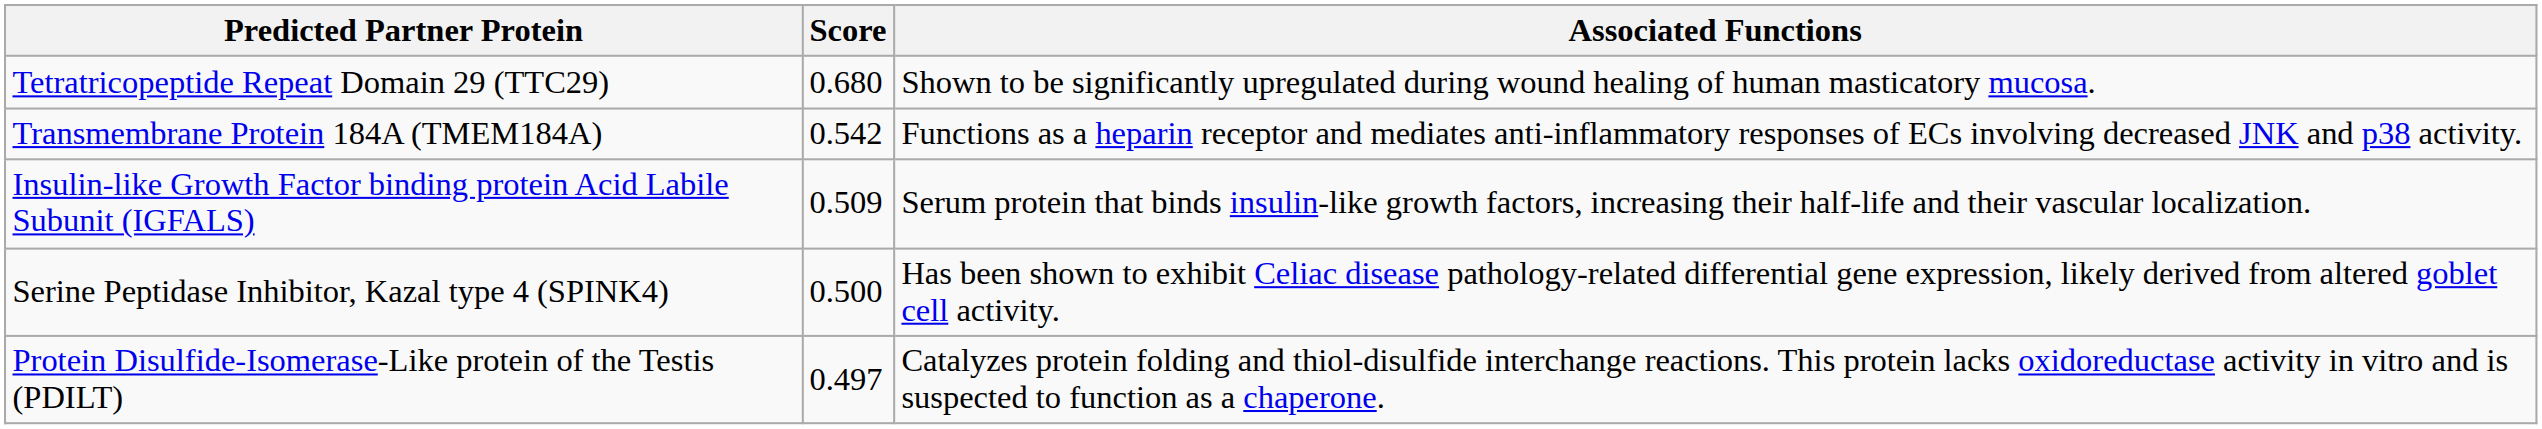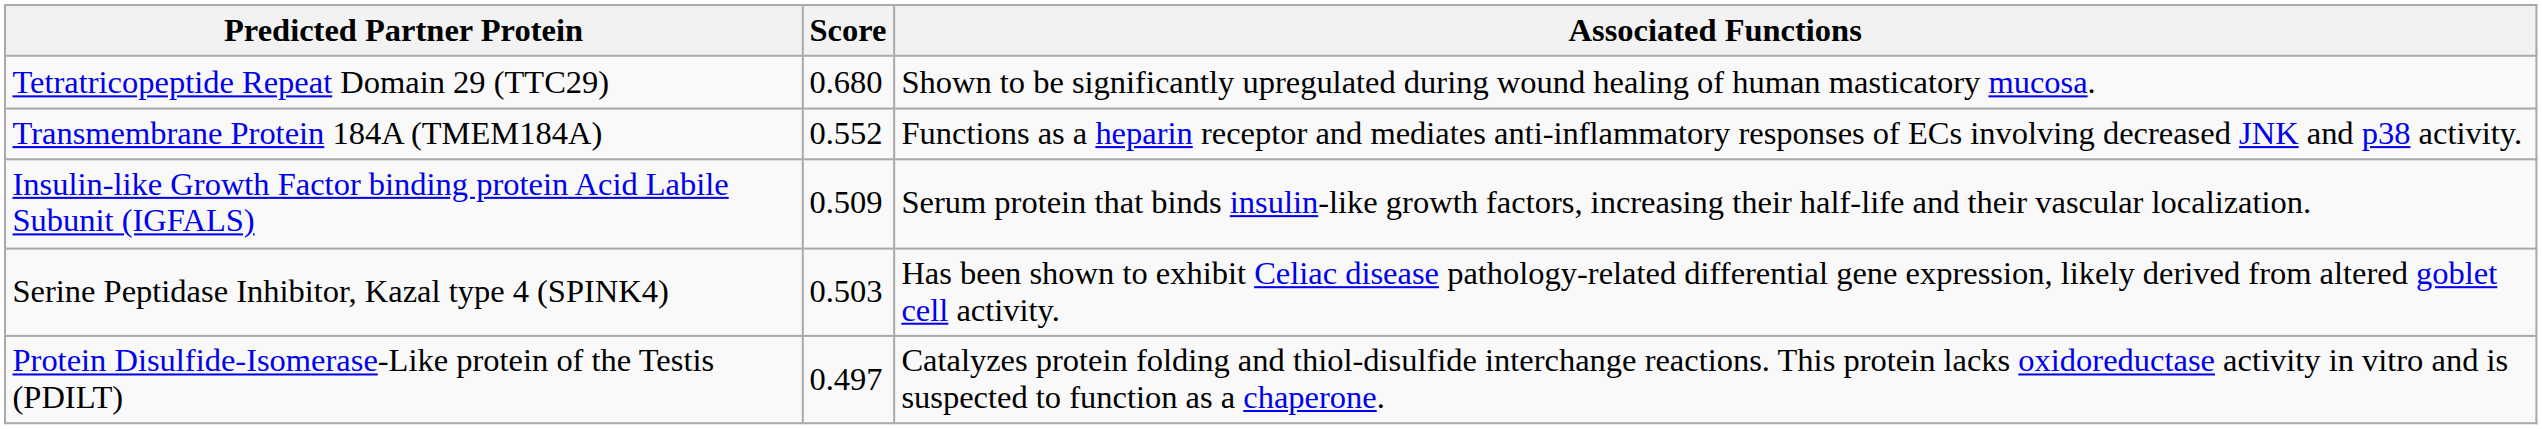(846, 133) 0.542 -> (846, 133) 0.552
(846, 291) 0.500 -> (846, 291) 0.503
